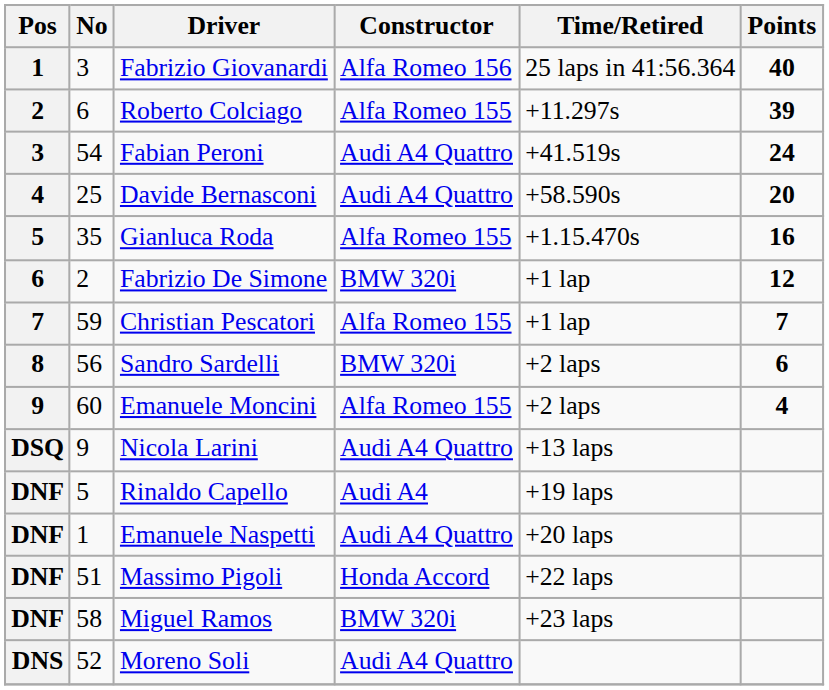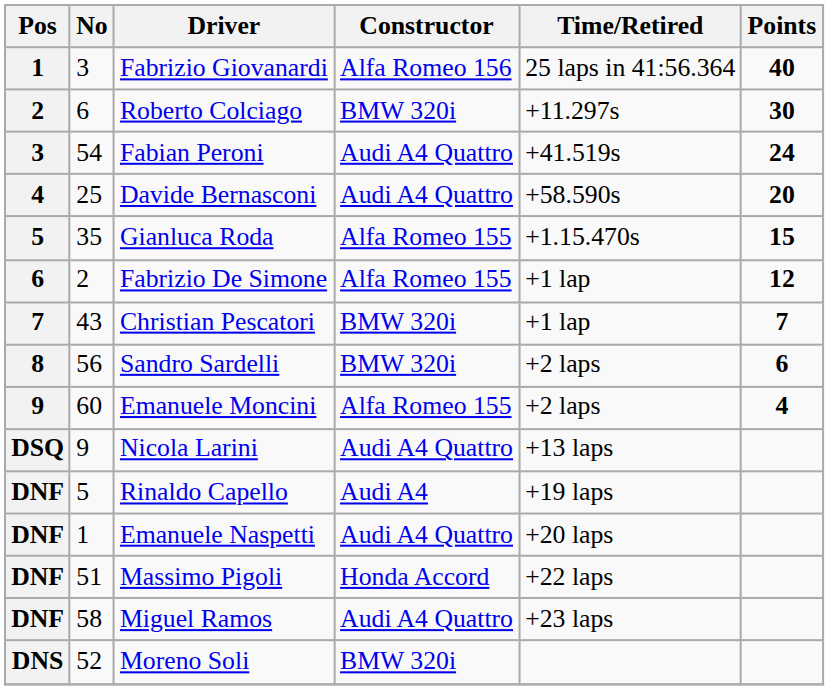(426, 110) Alfa Romeo 155 -> (398, 110) BMW 320i
(782, 110) 39 -> (782, 110) 30
(782, 237) 16 -> (782, 237) 15
(398, 279) BMW 320i -> (426, 279) Alfa Romeo 155
(89, 322) 59 -> (89, 322) 43
(426, 322) Alfa Romeo 155 -> (398, 322) BMW 320i
(398, 619) BMW 320i -> (427, 619) Audi A4 Quattro
(427, 661) Audi A4 Quattro -> (398, 661) BMW 320i
